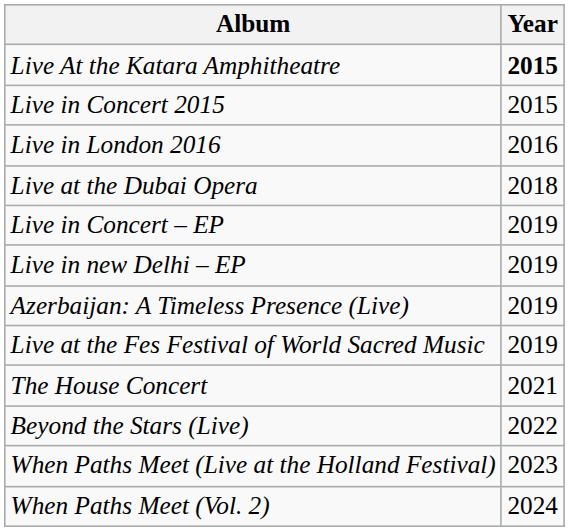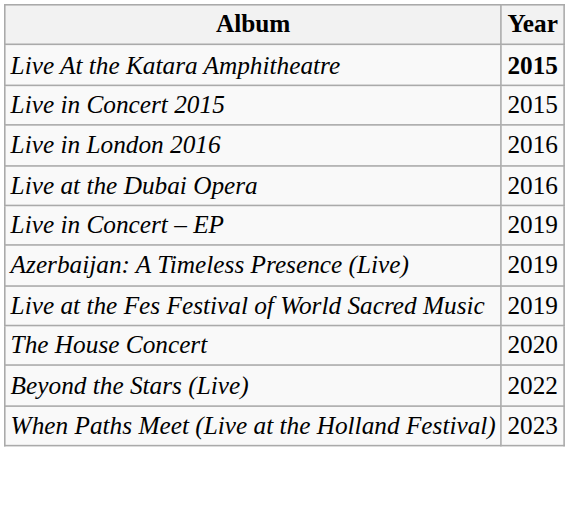(533, 184) 2018 -> (533, 184) 2016
- row: (128, 265)
(533, 385) 2021 -> (533, 345) 2020
- row: (140, 505)
